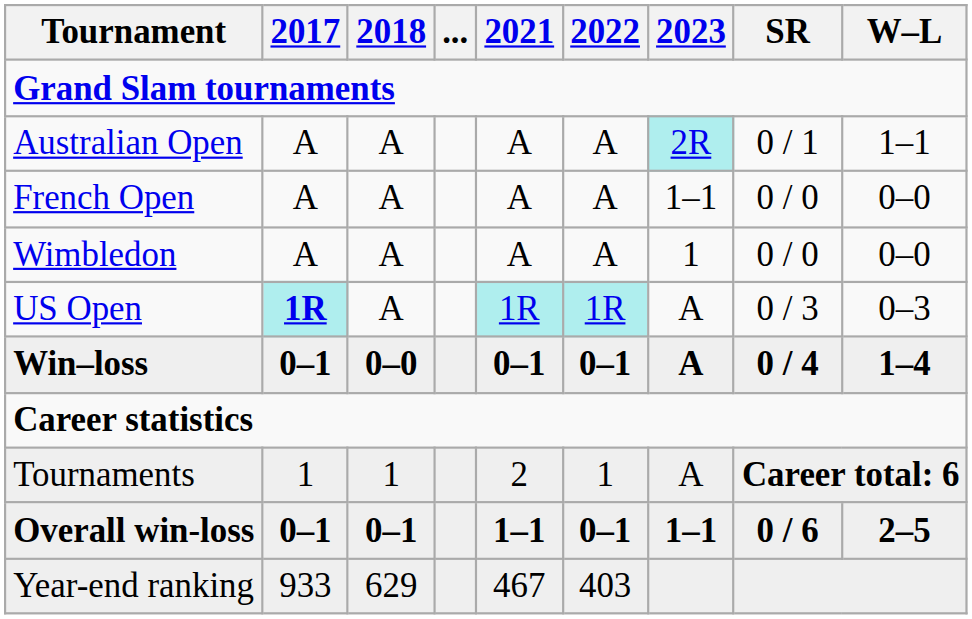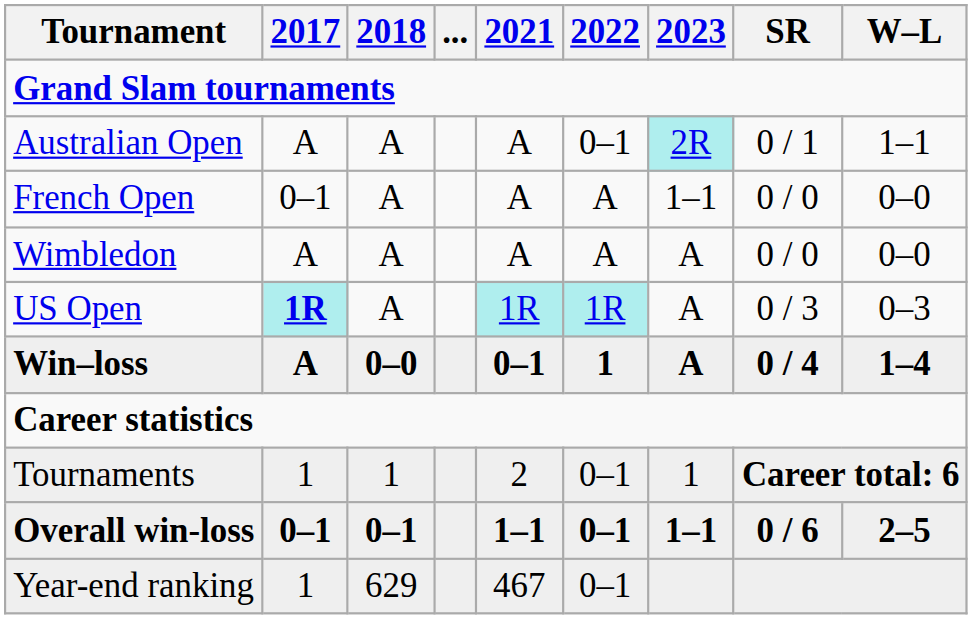(605, 142) A -> (605, 142) 0–1
(305, 198) A -> (305, 198) 0–1
(691, 253) 1 -> (691, 253) A
(305, 364) 0–1 -> (305, 364) A
(605, 364) 0–1 -> (605, 364) 1
(605, 474) 1 -> (605, 474) 0–1
(691, 474) A -> (691, 474) 1
(305, 585) 933 -> (305, 585) 1
(605, 585) 403 -> (605, 585) 0–1
